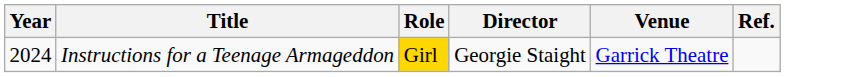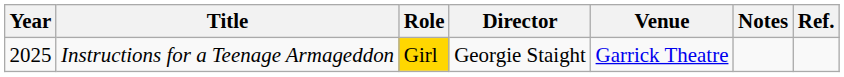+ column: (763, 21)
(30, 54) 2024 -> (30, 54) 2025
